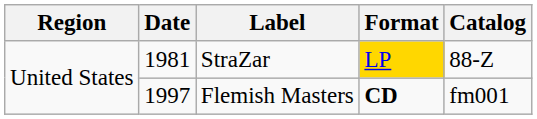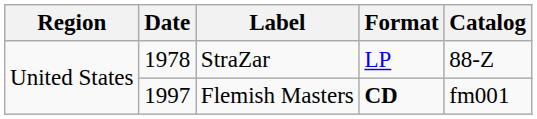(167, 59) 1981 -> (167, 59) 1978
(378, 59) gold background -> (378, 59) no background
